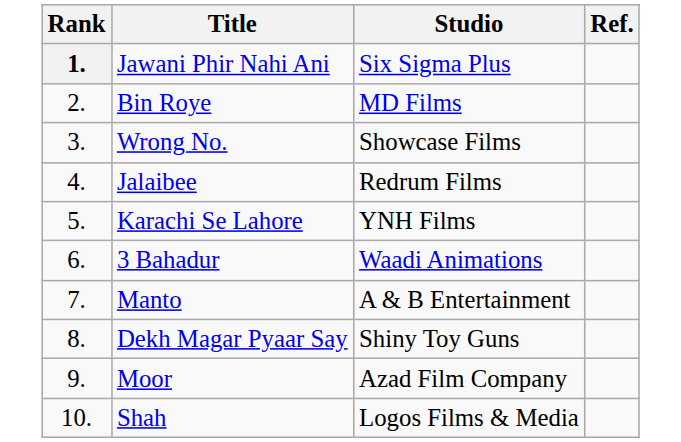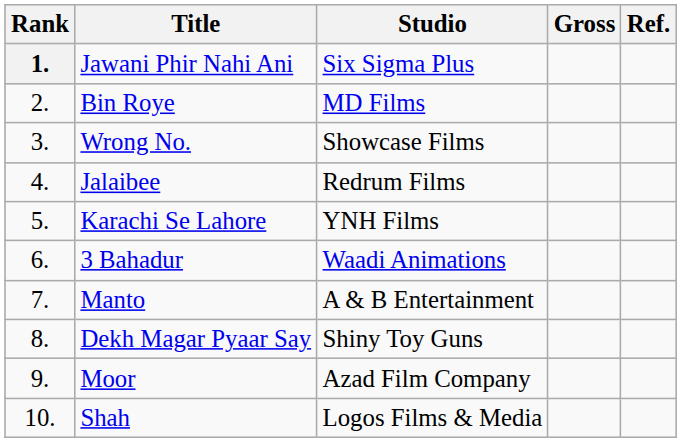+ column: (585, 24)
